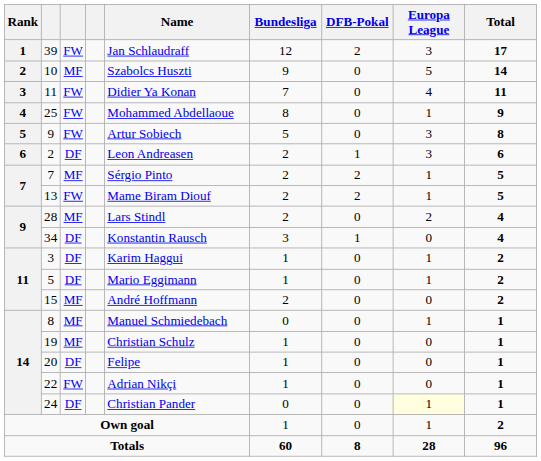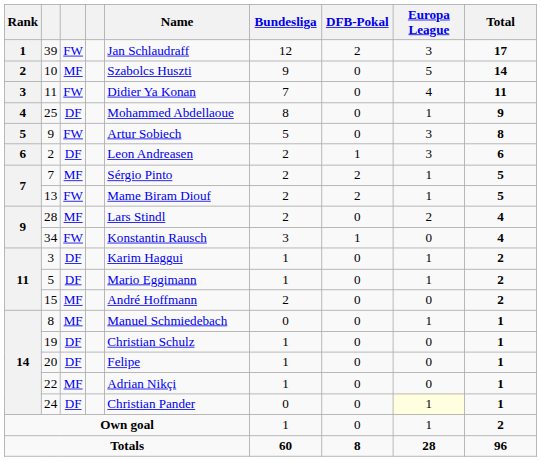(73, 112) FW -> (73, 112) DF
(73, 237) DF -> (73, 237) FW
(73, 341) MF -> (73, 341) DF
(73, 383) FW -> (73, 383) MF
